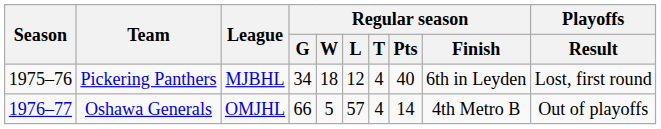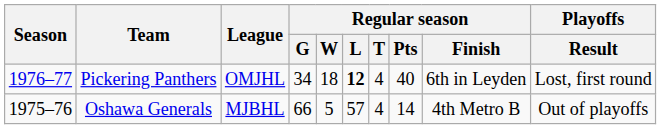(40, 79) 1975–76 -> (40, 79) 1976–77
(255, 79) MJBHL -> (255, 79) OMJHL
(356, 79) normal -> (356, 79) bold
(40, 109) 1976–77 -> (40, 109) 1975–76
(255, 109) OMJHL -> (255, 109) MJBHL
